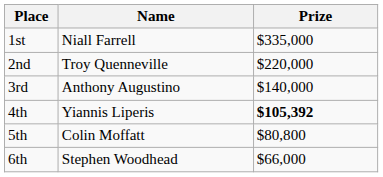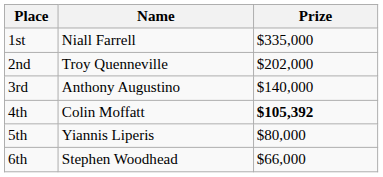(285, 64) $220,000 -> (285, 64) $202,000
(108, 111) Yiannis Liperis -> (103, 111) Colin Moffatt
(103, 135) Colin Moffatt -> (108, 135) Yiannis Liperis
(281, 135) $80,800 -> (281, 135) $80,000
